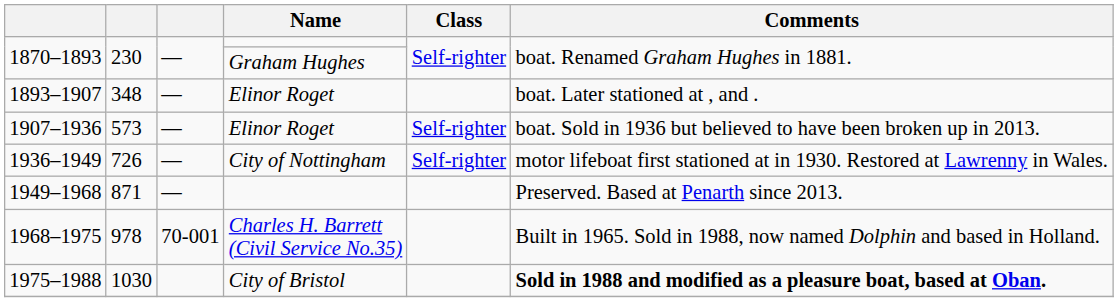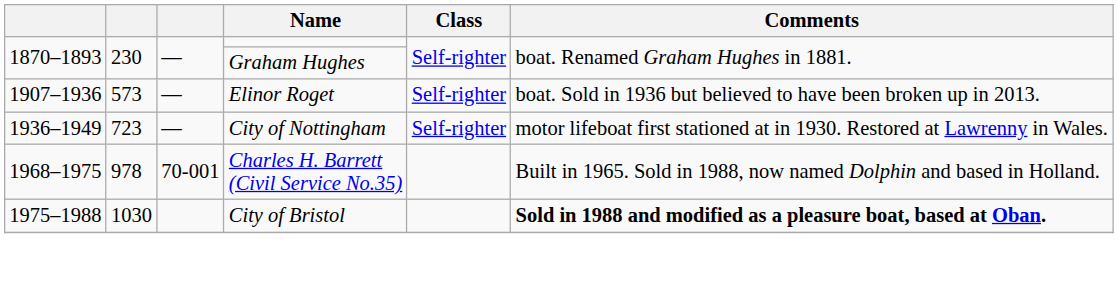- row: (55, 95)
(126, 160) 726 -> (126, 127) 723
- row: (55, 192)
